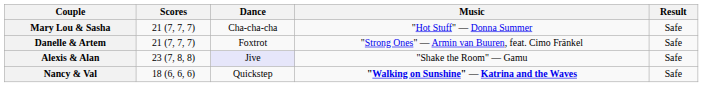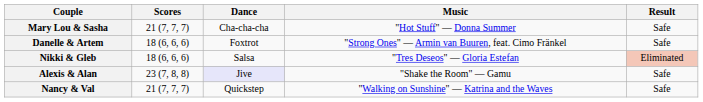(174, 43) 21 (7, 7, 7) -> (168, 43) 18 (6, 6, 6)
+ row: (68, 58)
(174, 74) 18 (6, 6, 6) -> (168, 89) 21 (7, 7, 7)
(472, 74) bold -> (455, 89) normal
